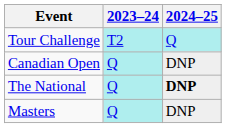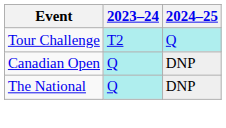(181, 87) bold -> (181, 87) normal
- row: (31, 110)
